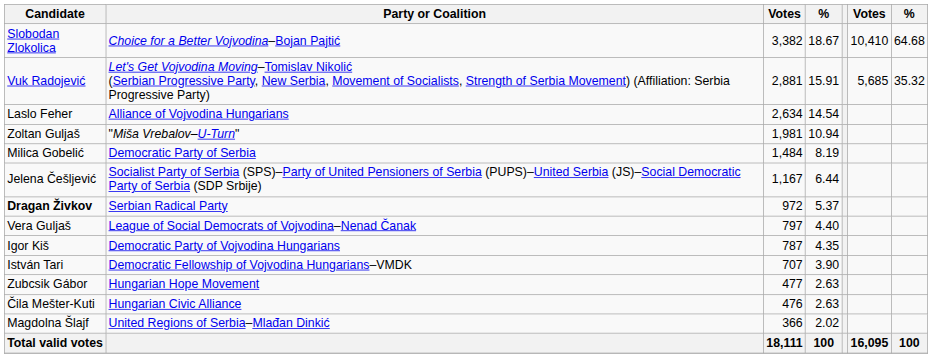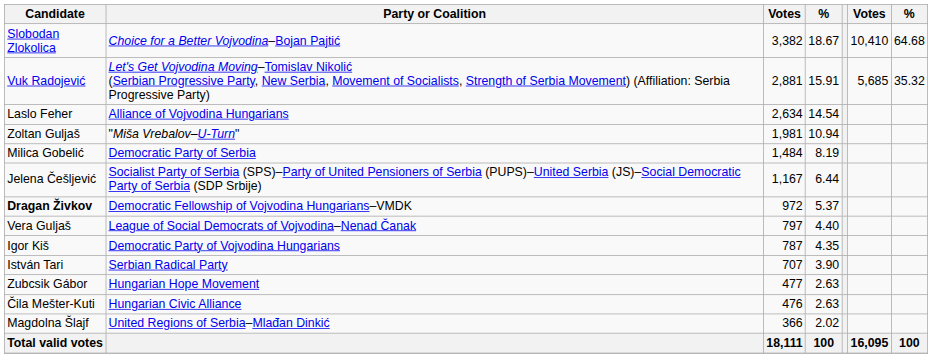(168, 206) Serbian Radical Party -> (260, 206) Democratic Fellowship of Vojvodina Hungarians–VMDK
(260, 265) Democratic Fellowship of Vojvodina Hungarians–VMDK -> (168, 265) Serbian Radical Party
